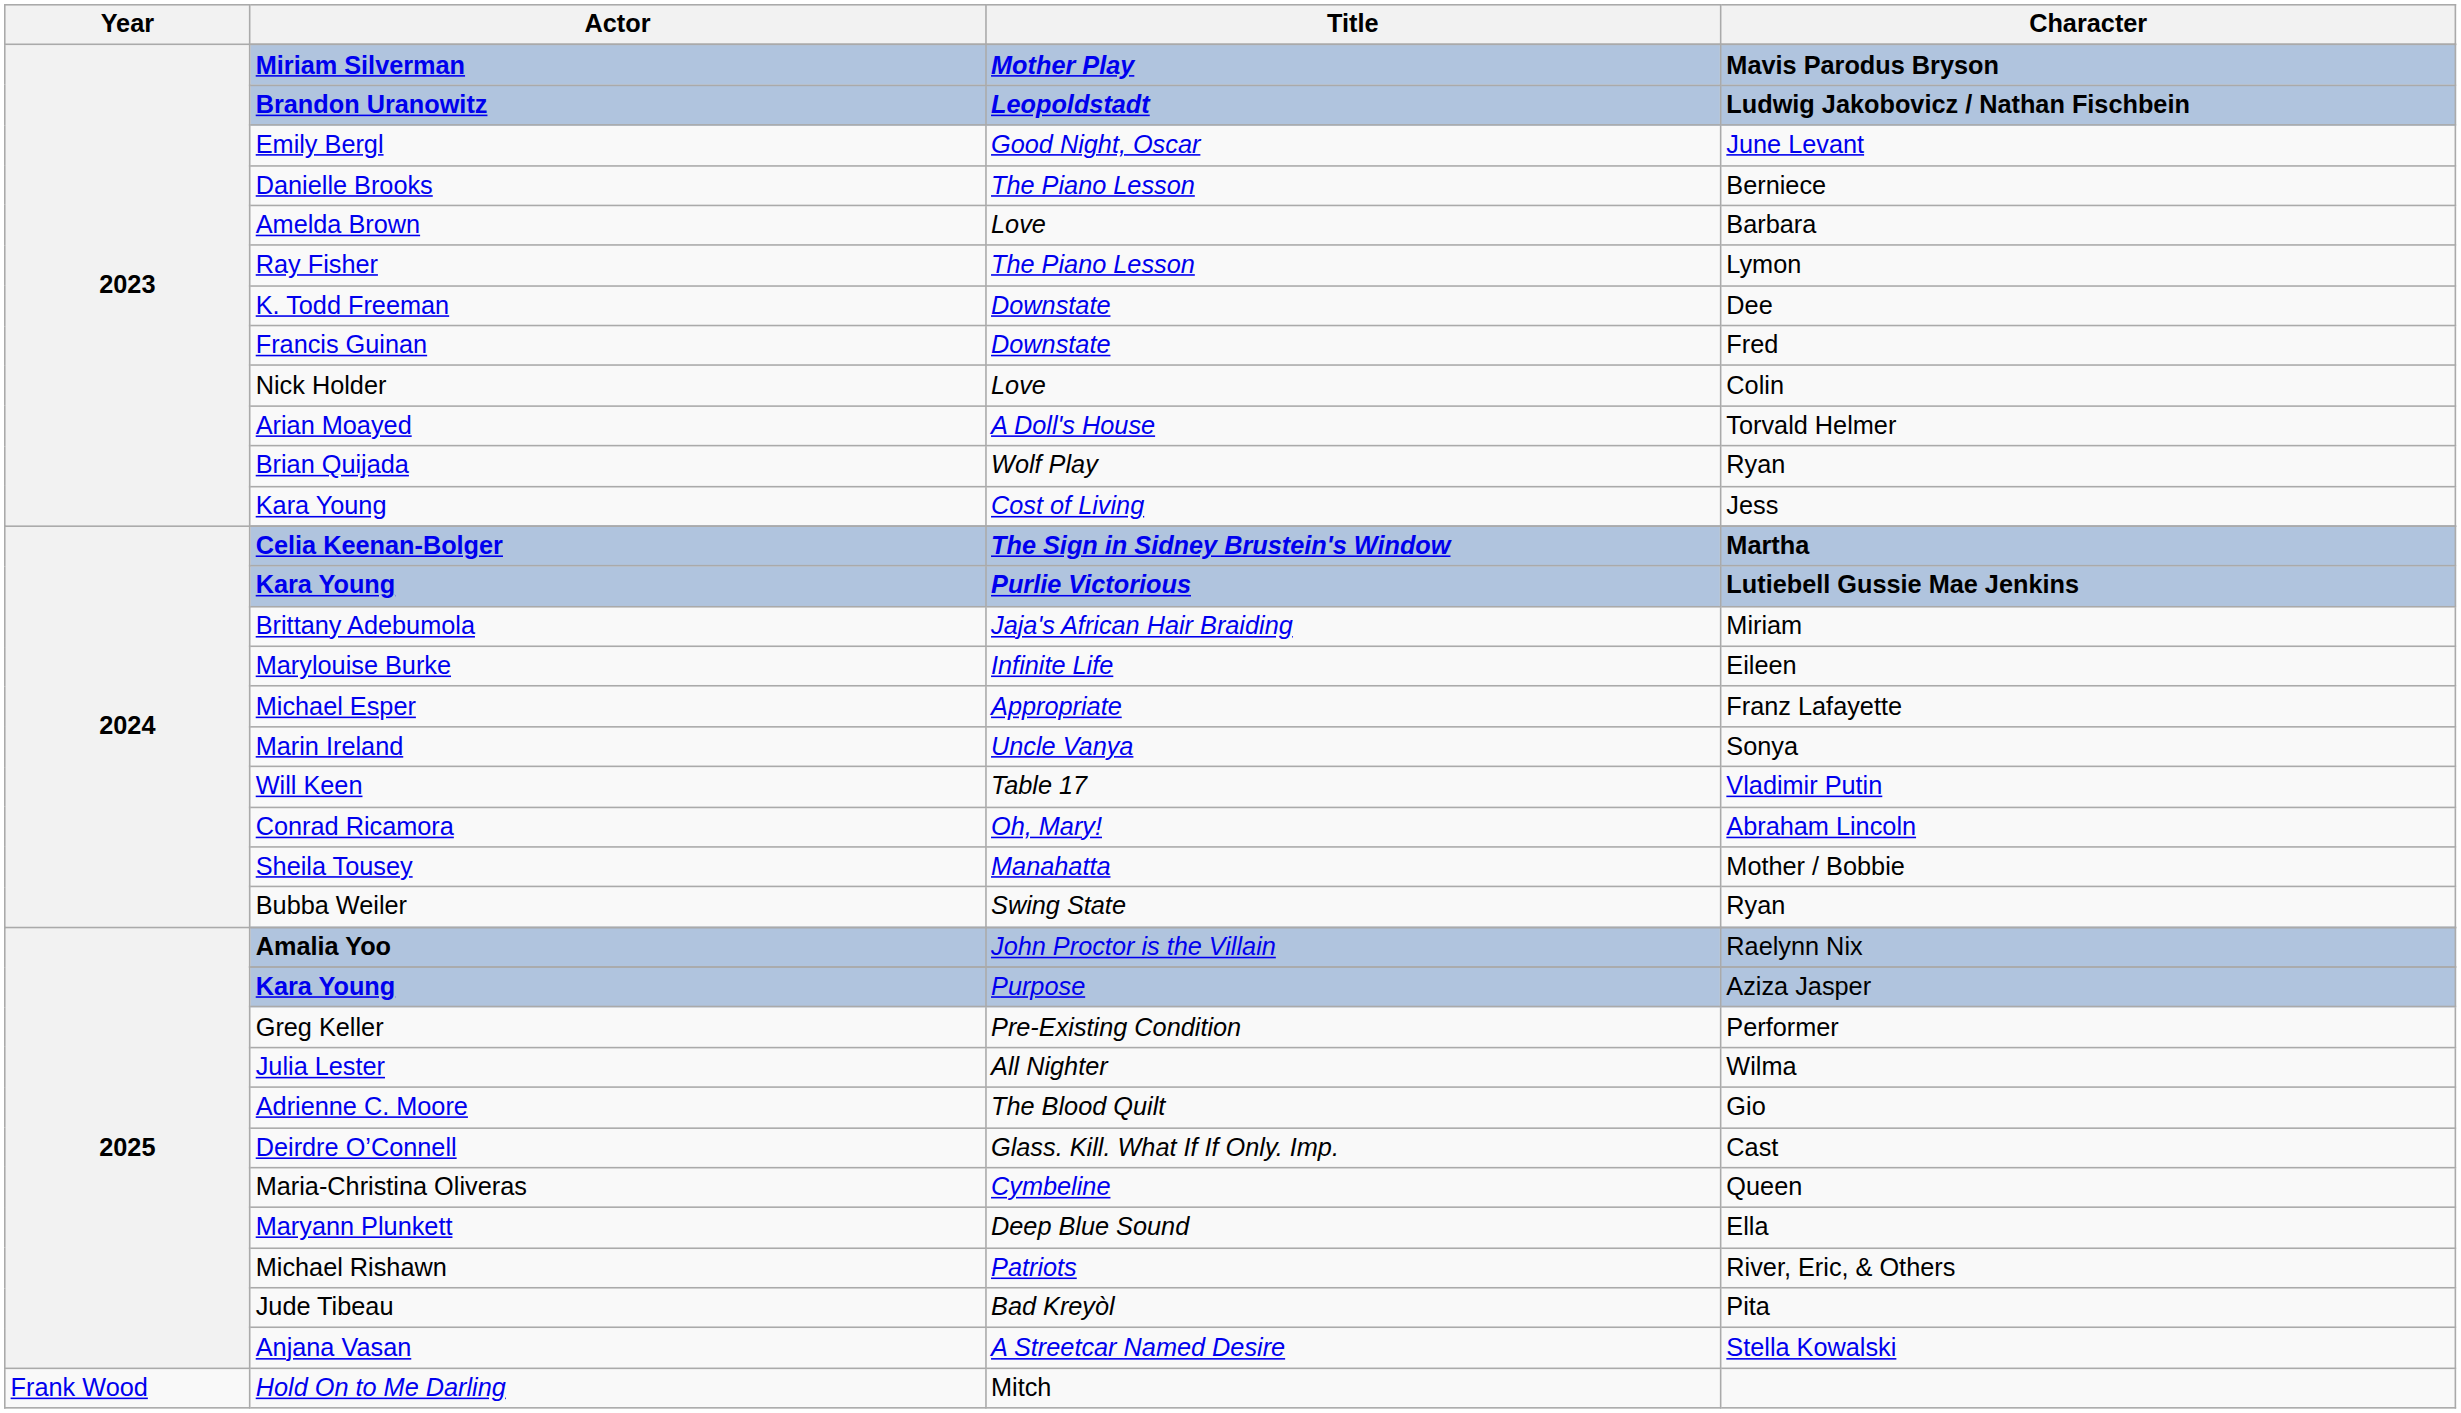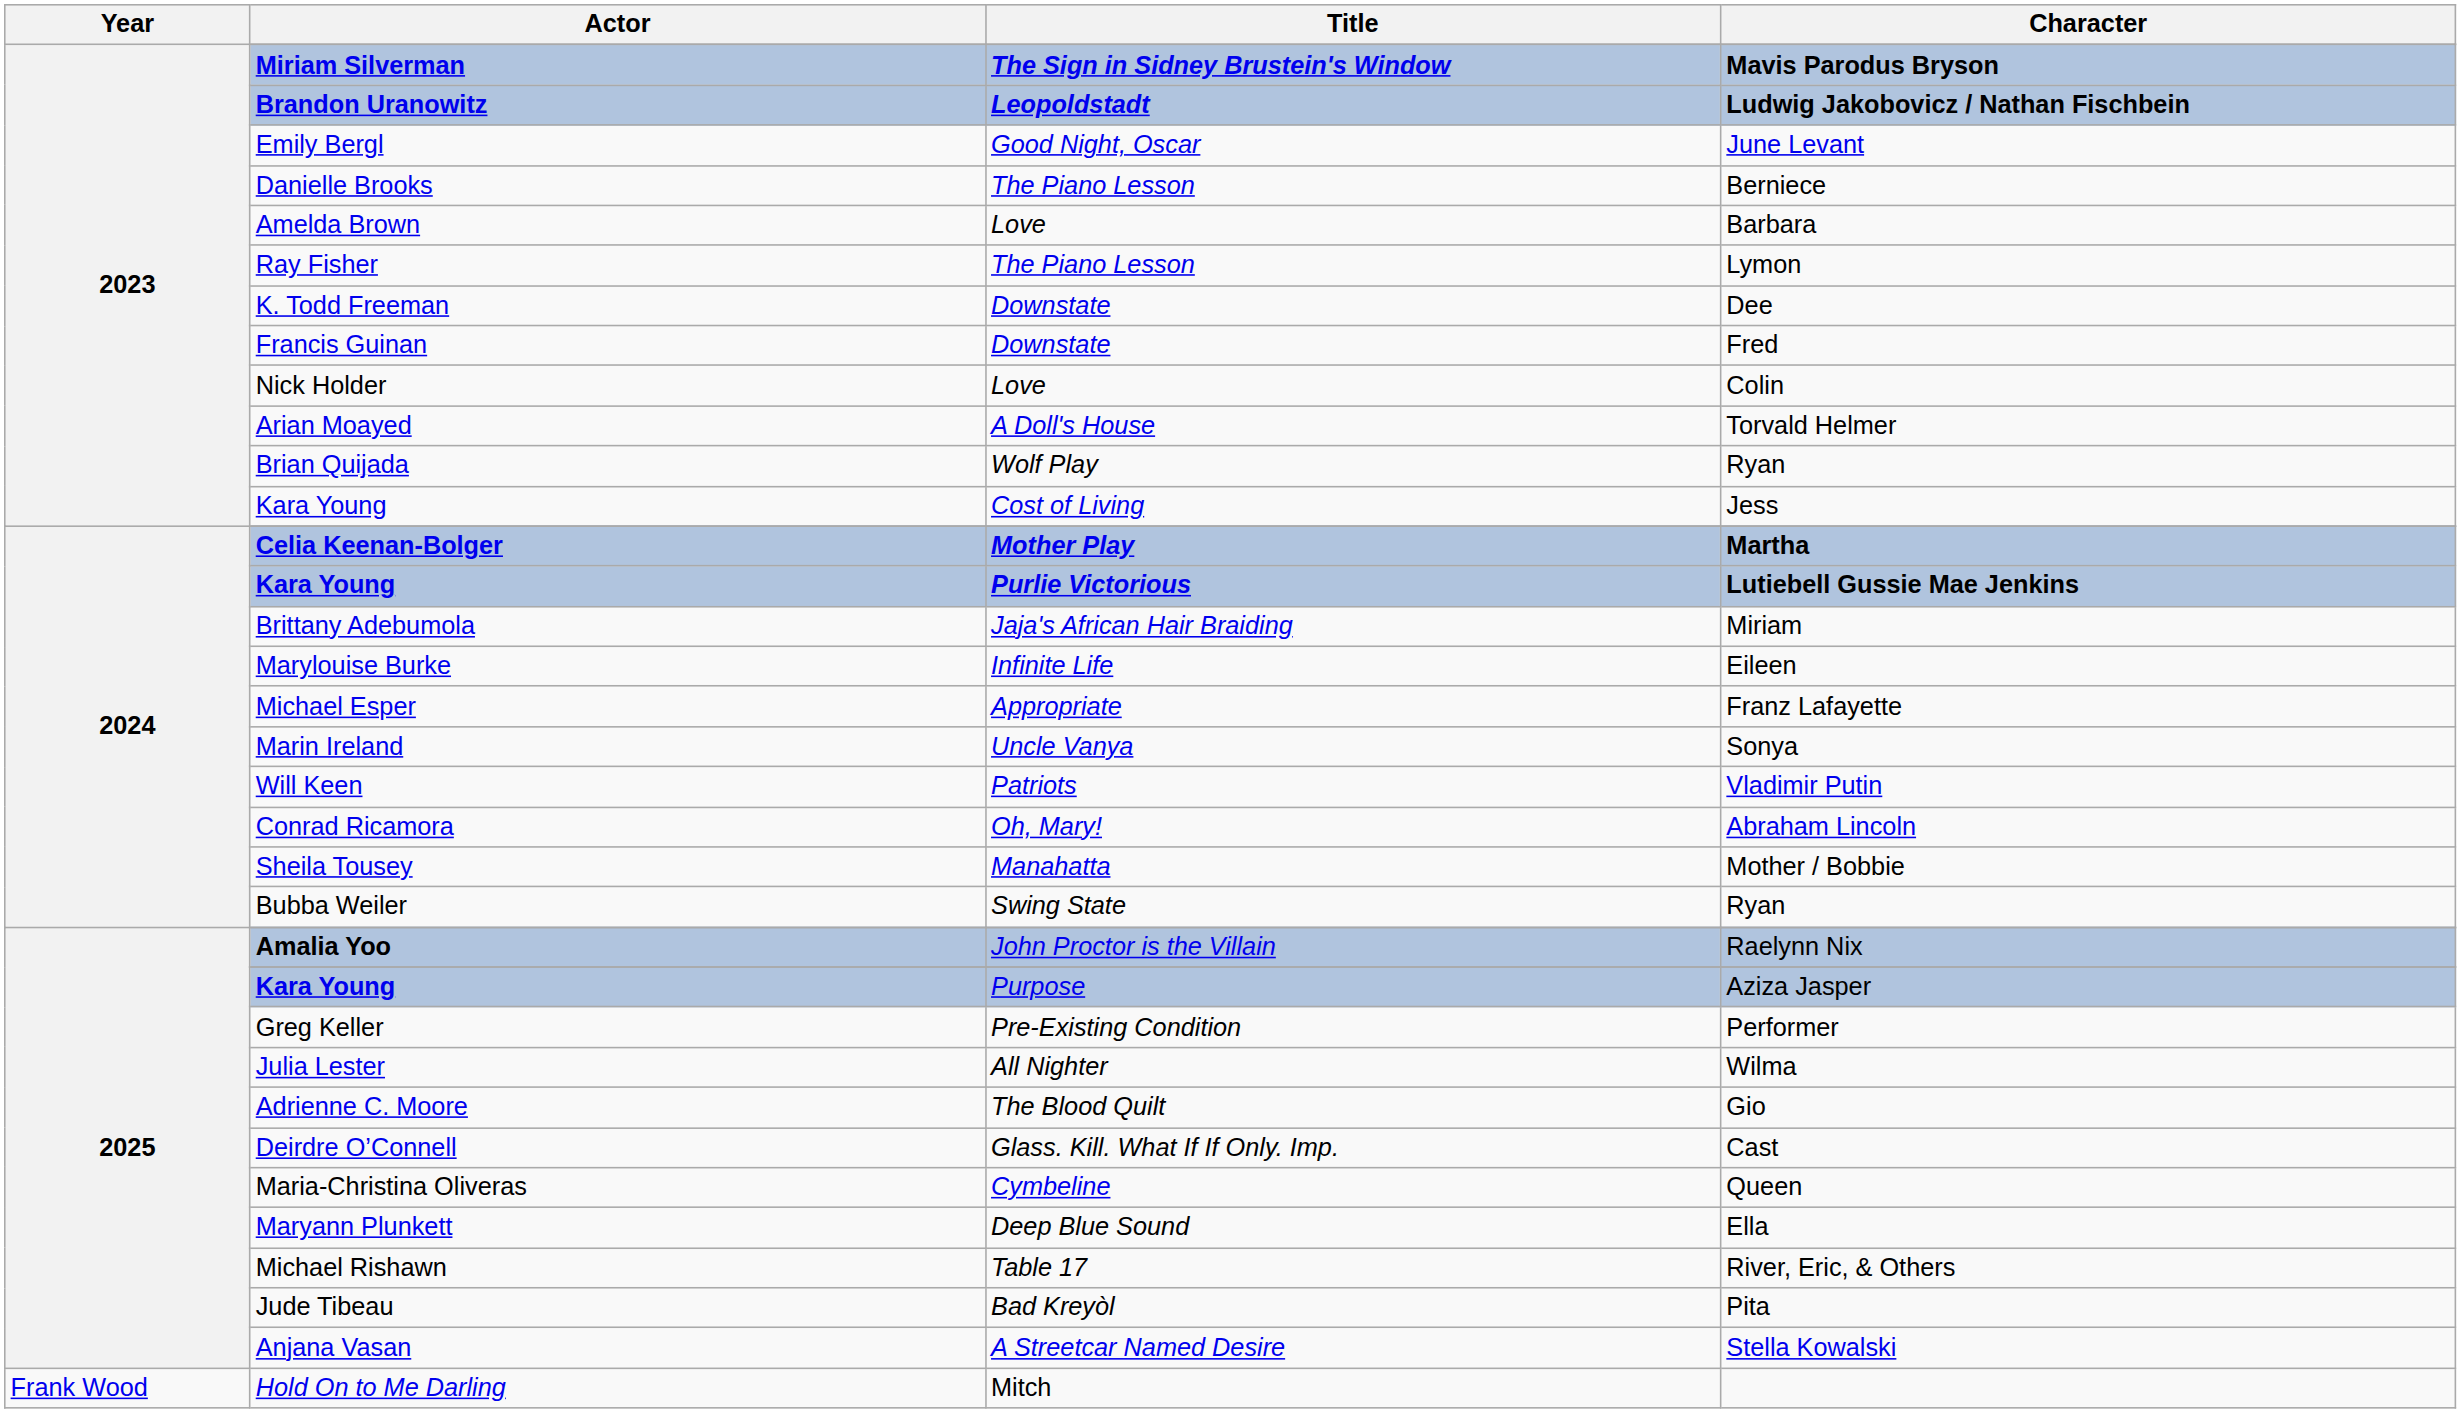(1063, 64) Mother Play -> (1221, 64) The Sign in Sidney Brustein's Window
(1221, 545) The Sign in Sidney Brustein's Window -> (1063, 545) Mother Play
(1039, 786) Table 17 -> (1034, 786) Patriots
(1034, 1267) Patriots -> (1039, 1267) Table 17
